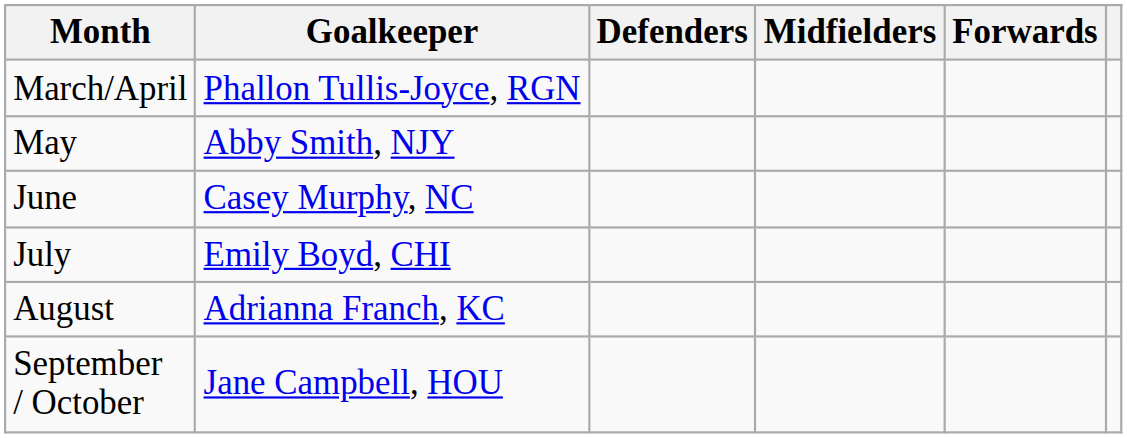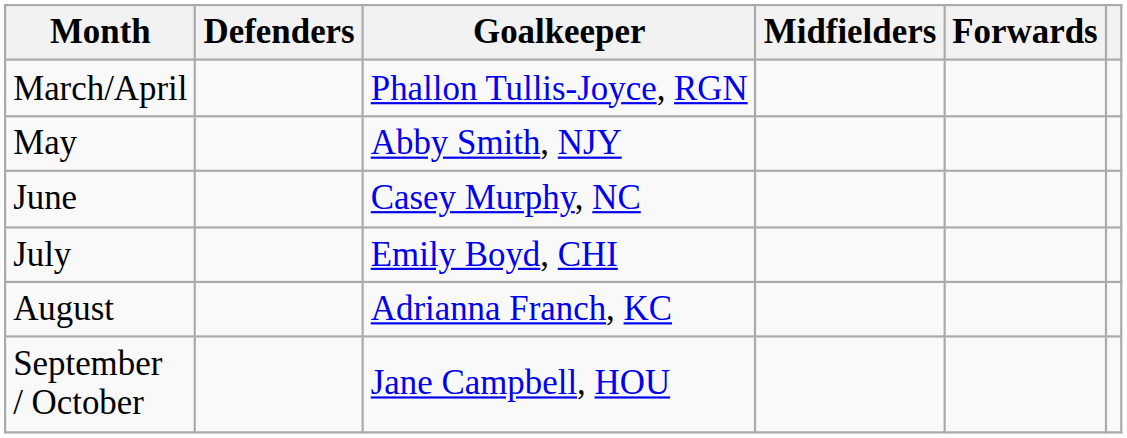columns swapped: (392, 32) <-> (672, 32)
